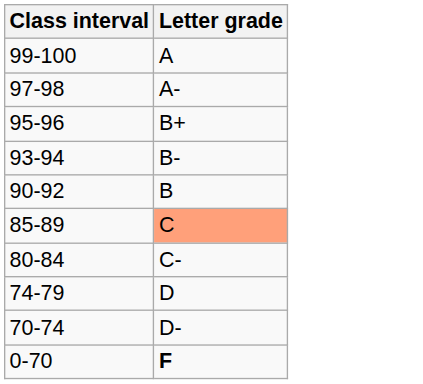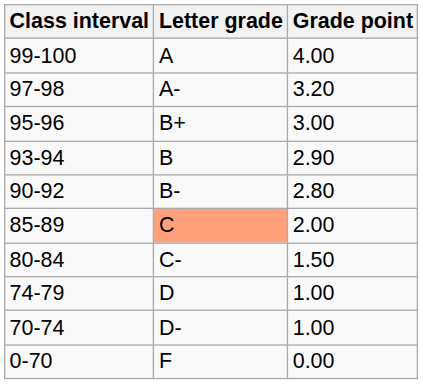+ column: (353, 21)
(170, 157) B- -> (166, 157) B
(166, 191) B -> (170, 191) B-
(165, 361) bold -> (165, 361) normal
